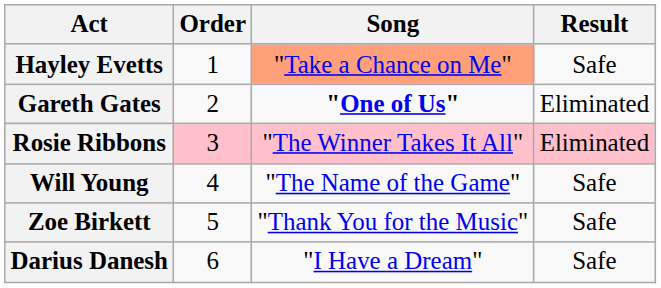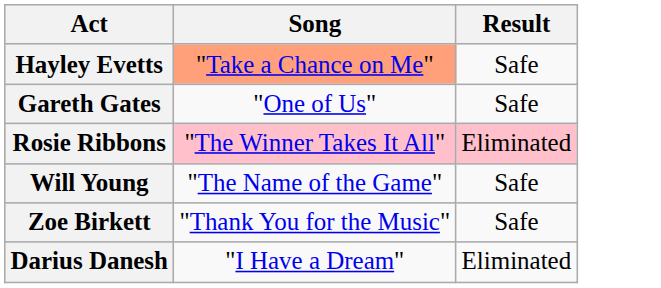- column: (213, 24)
(393, 103) bold -> (315, 103) normal
(594, 103) Eliminated -> (516, 103) Safe
(594, 261) Safe -> (516, 261) Eliminated
